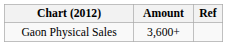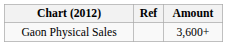columns swapped: (163, 13) <-> (208, 13)
